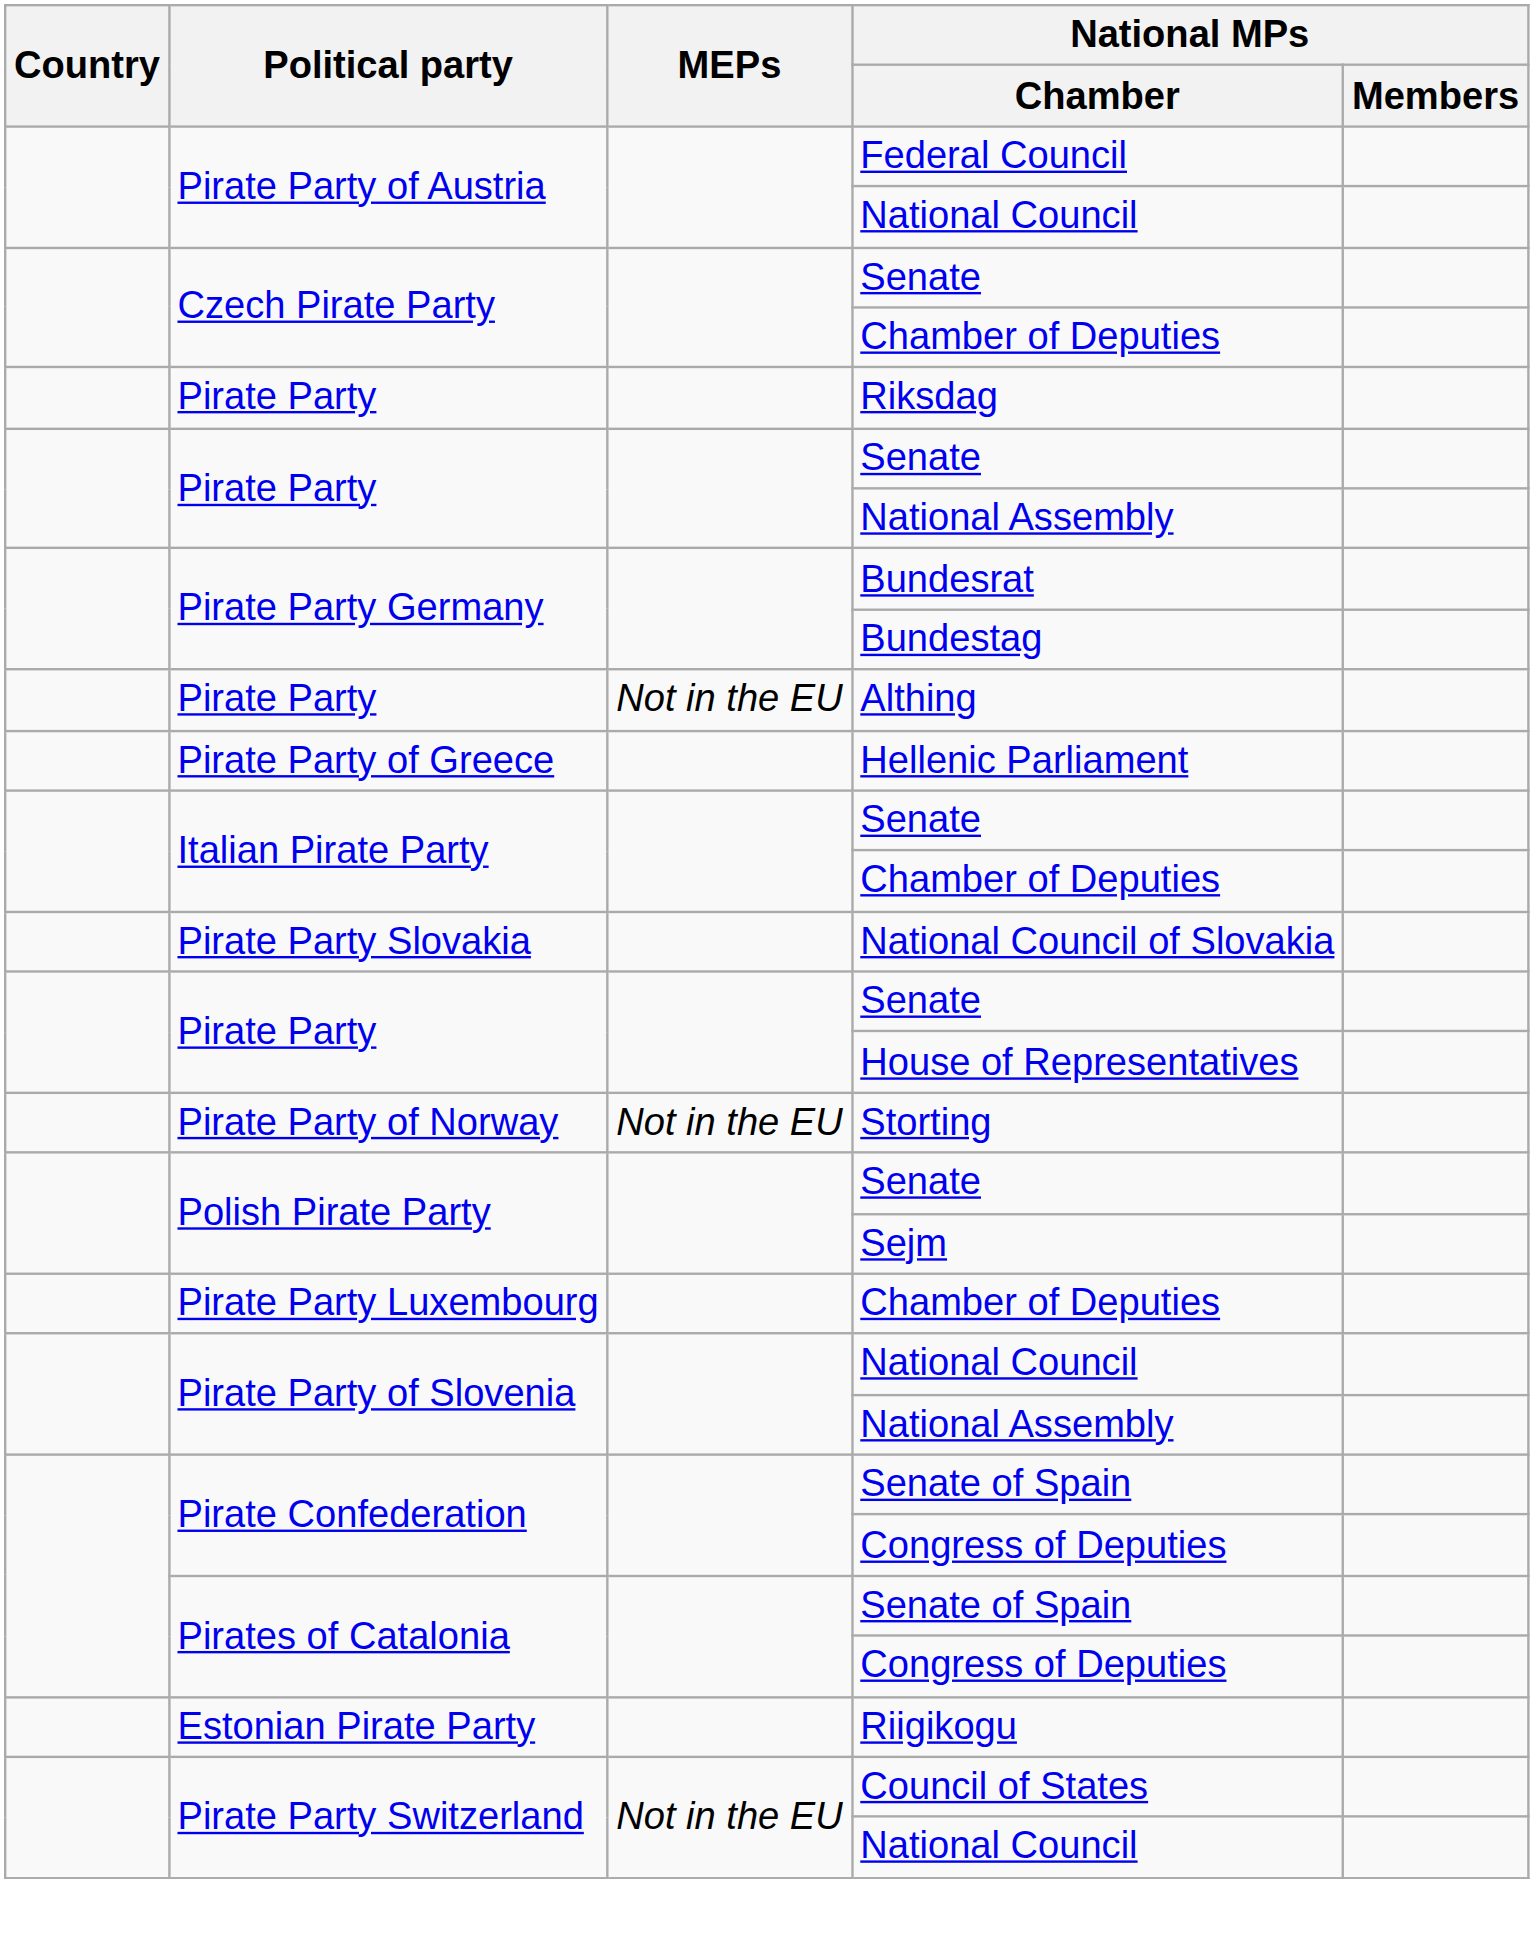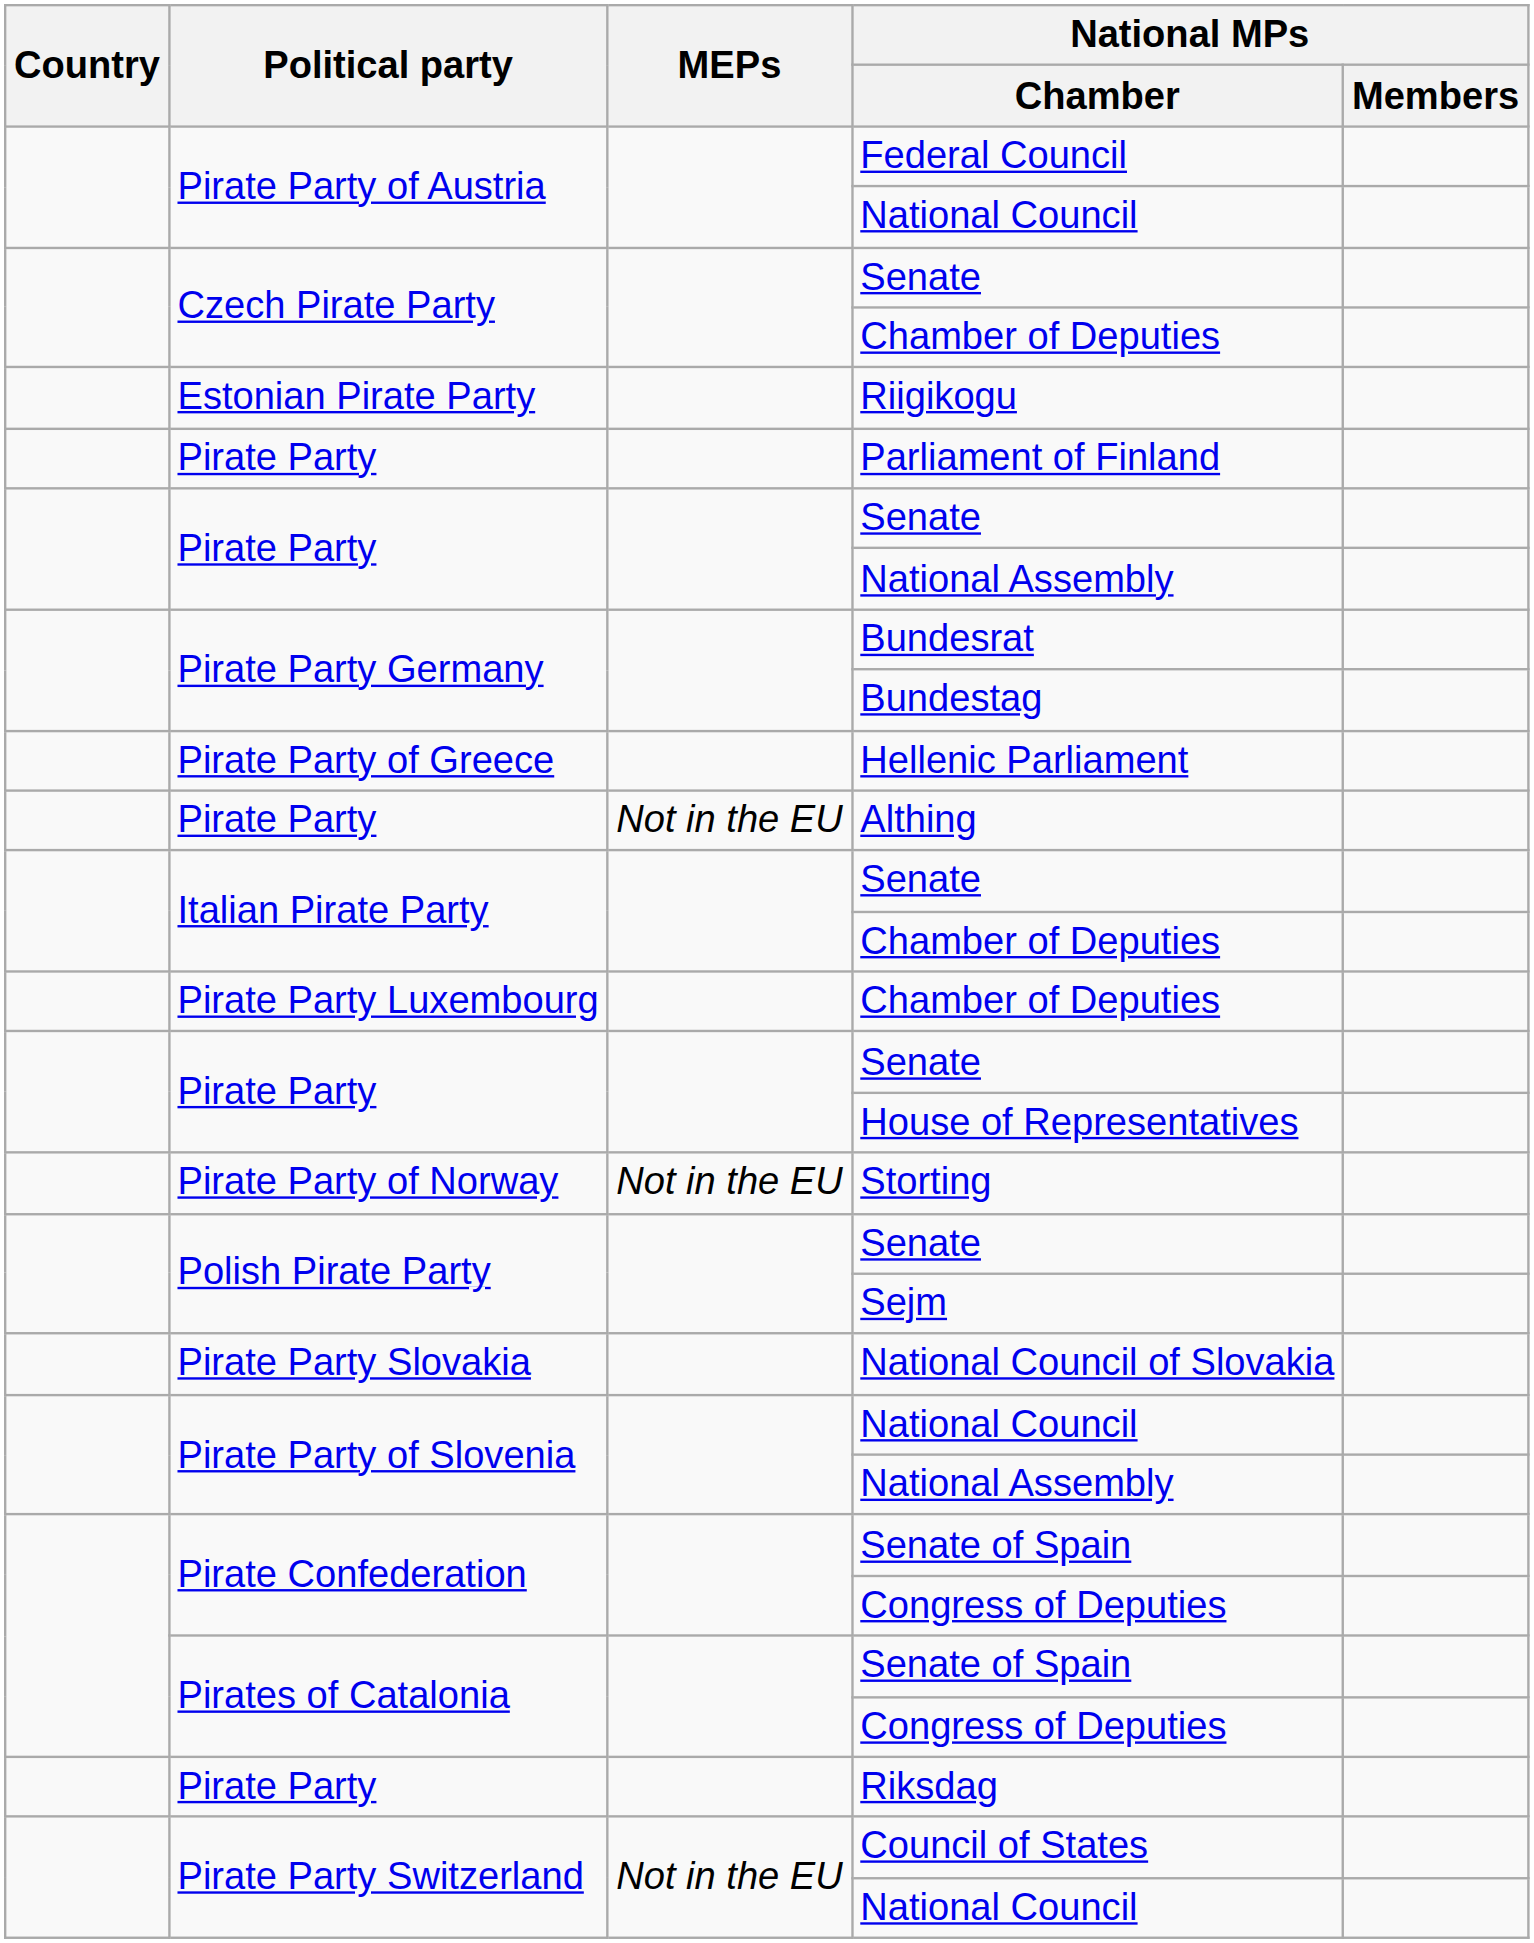rows swapped: (356, 1725) <-> (277, 397)
+ row: (277, 457)
rows swapped: (366, 759) <-> (277, 699)
rows swapped: (388, 1302) <-> (354, 940)
